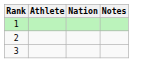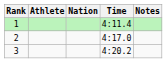+ column: (117, 11)
